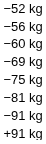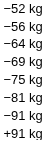- row: (23, 44)
+ row: (23, 44)
